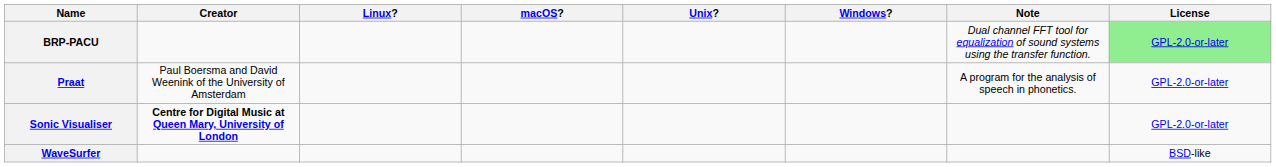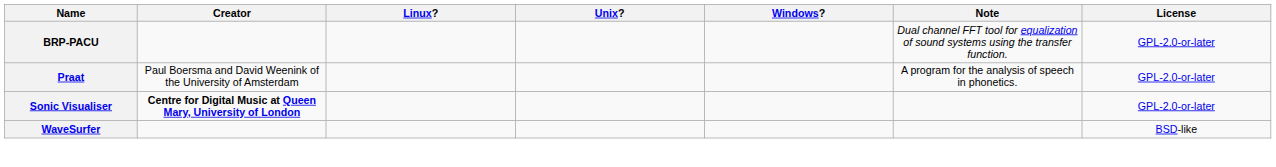- column: (542, 13)
(1190, 42) lightgreen background -> (1176, 42) no background
